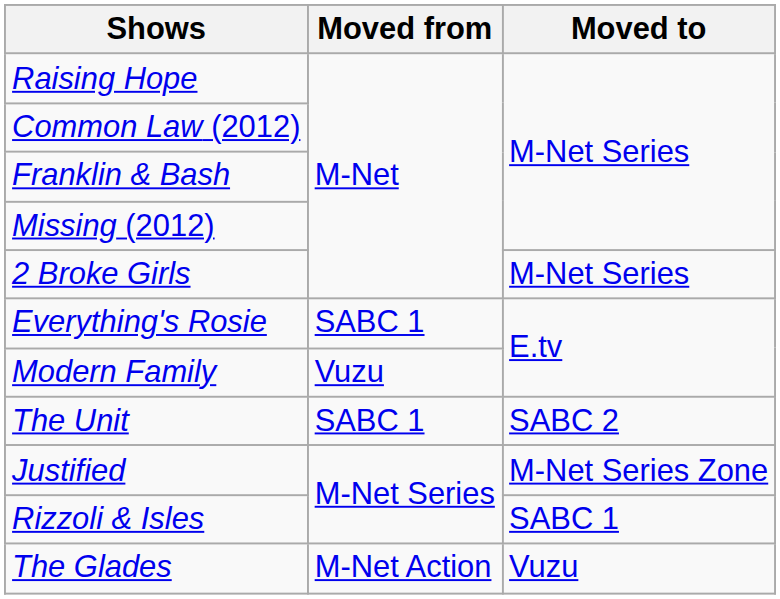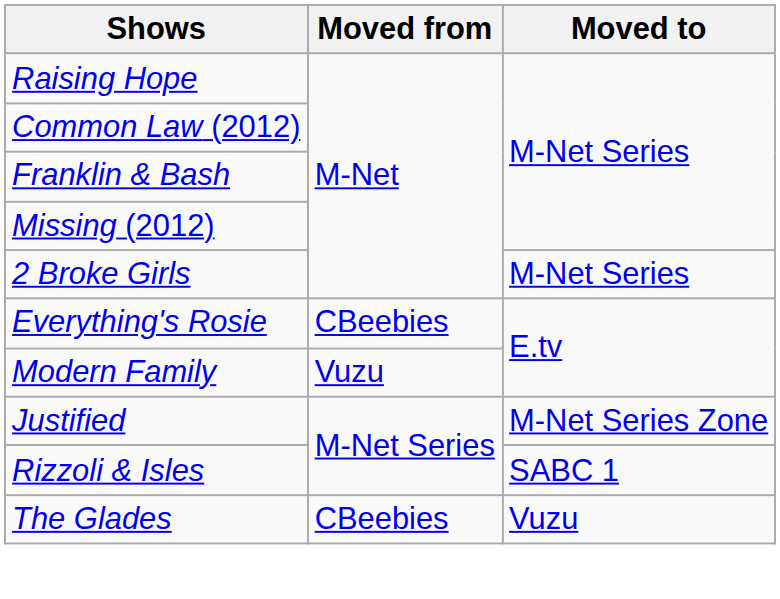(370, 322) SABC 1 -> (382, 322) CBeebies
- row: (70, 420)
(403, 567) M-Net Action -> (382, 518) CBeebies
